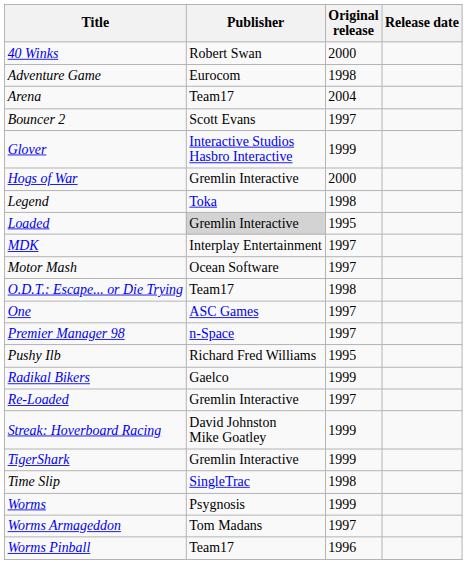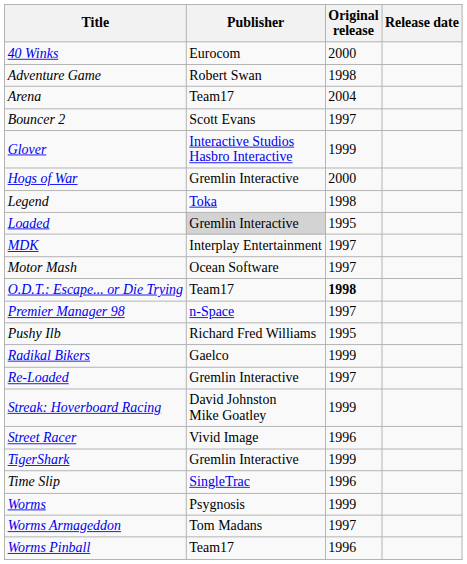(225, 53) Robert Swan -> (215, 53) Eurocom
(215, 75) Eurocom -> (225, 75) Robert Swan
(342, 289) normal -> (342, 289) bold
- row: (19, 311)
+ row: (42, 437)
(342, 481) 1998 -> (342, 481) 1996
